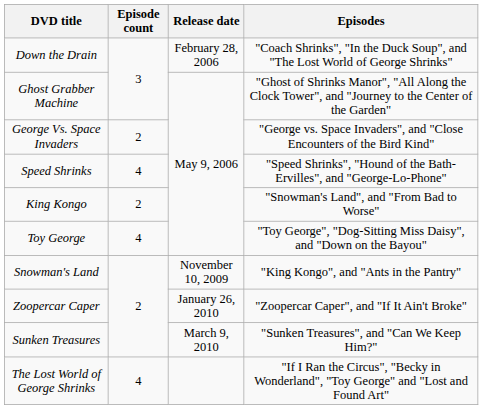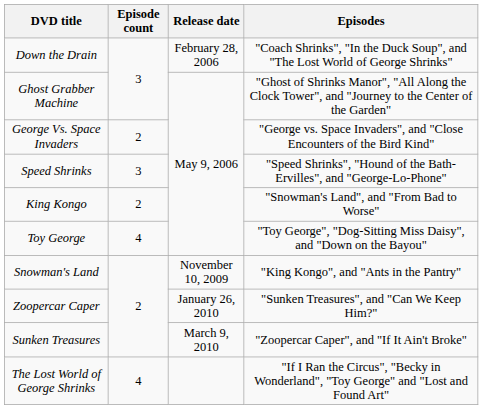(138, 170) 4 -> (138, 170) 3
(361, 306) "Zoopercar Caper", and "If It Ain't Broke" -> (361, 306) "Sunken Treasures", and "Can We Keep Him?"
(361, 339) "Sunken Treasures", and "Can We Keep Him?" -> (361, 339) "Zoopercar Caper", and "If It Ain't Broke"
